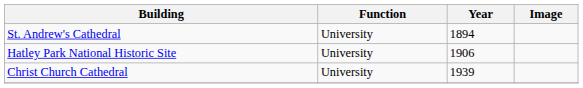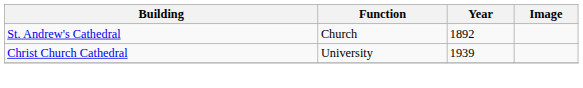(347, 33) University -> (339, 33) Church
(462, 33) 1894 -> (462, 33) 1892
- row: (92, 53)
